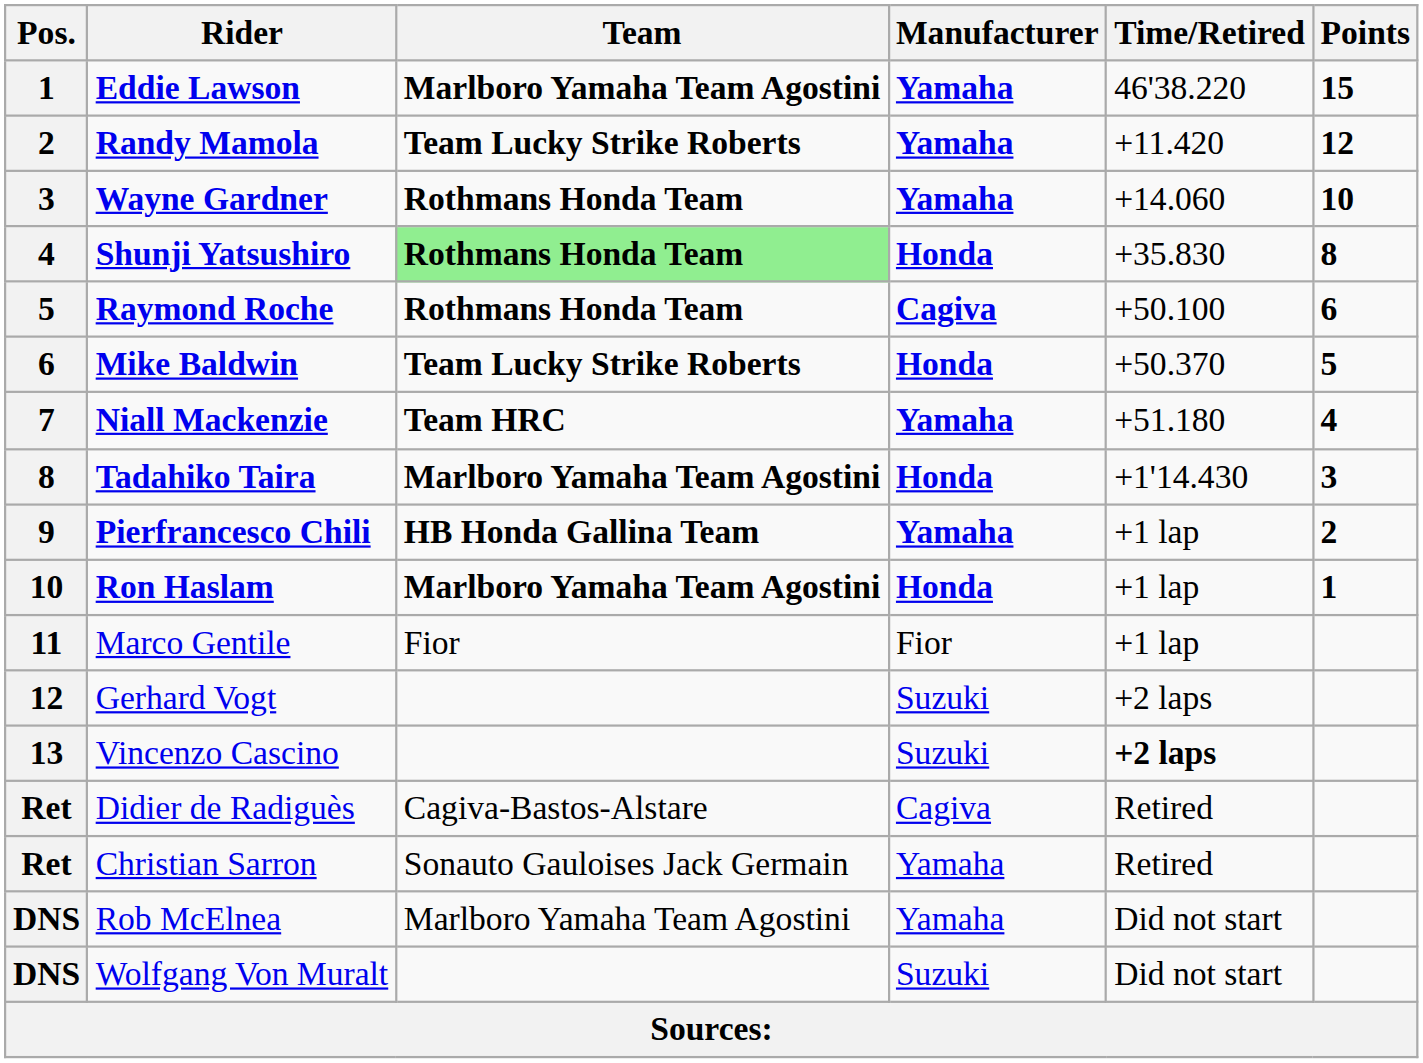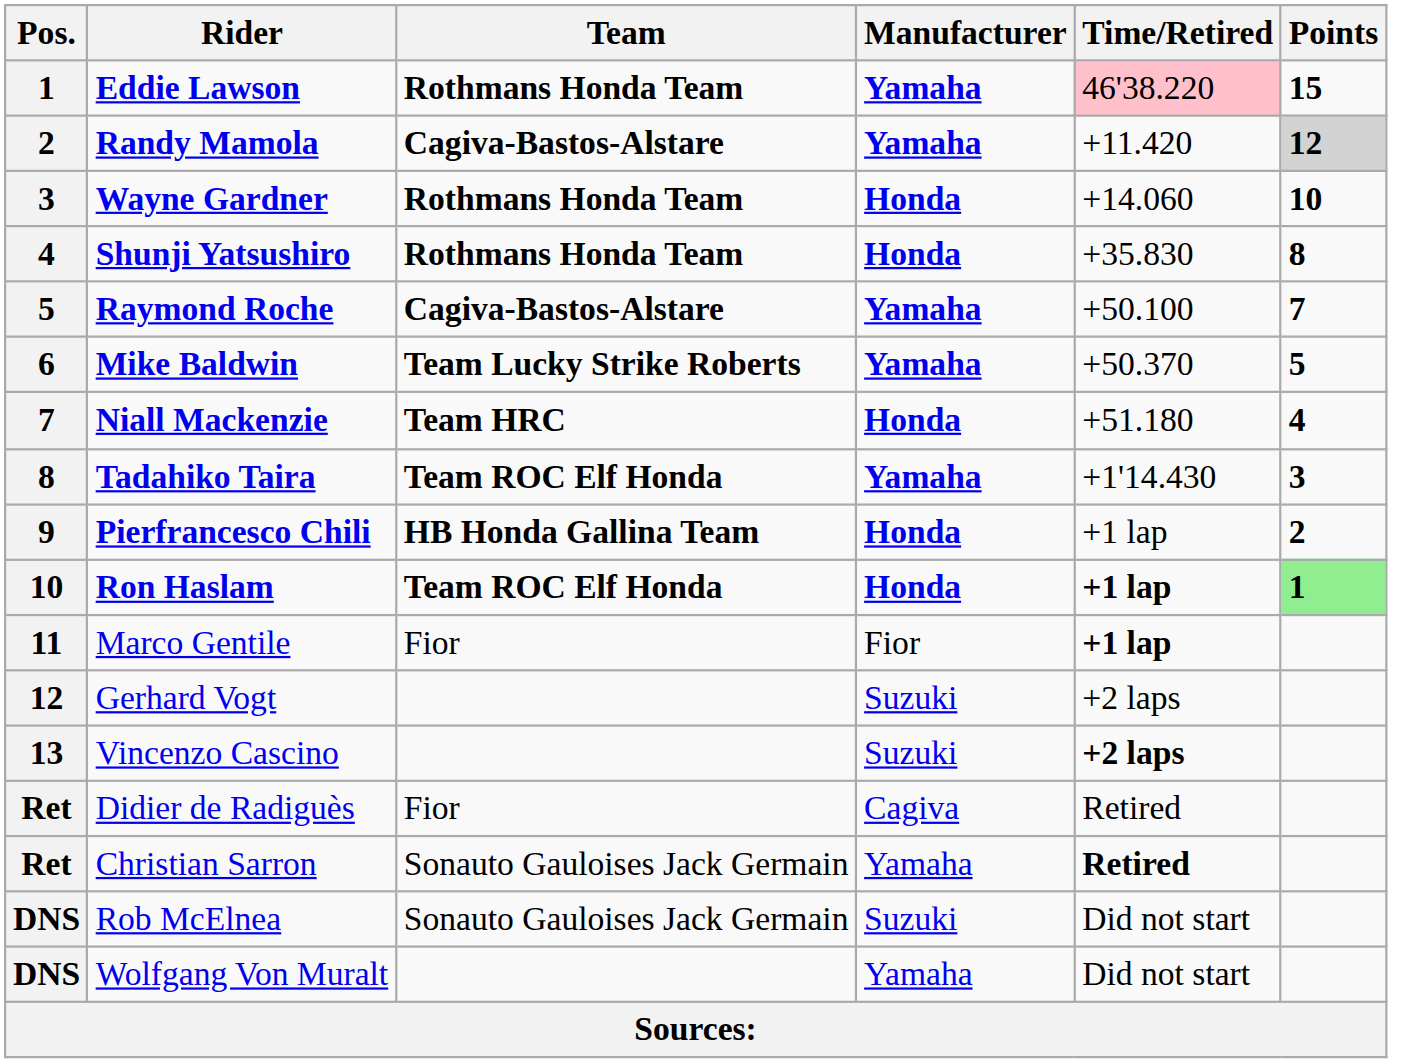(642, 87) Marlboro Yamaha Team Agostini -> (574, 87) Rothmans Honda Team
(1180, 87) no background -> (1148, 87) pink background
(602, 143) Team Lucky Strike Roberts -> (564, 143) Cagiva-Bastos-Alstare
(1337, 143) no background -> (1305, 143) lightgrey background
(955, 198) Yamaha -> (913, 198) Honda
(574, 253) lightgreen background -> (574, 253) no background
(574, 309) Rothmans Honda Team -> (564, 309) Cagiva-Bastos-Alstare
(946, 309) Cagiva -> (923, 309) Yamaha
(1329, 309) 6 -> (1297, 309) 7
(944, 364) Honda -> (923, 364) Yamaha
(955, 420) Yamaha -> (913, 420) Honda
(642, 475) Marlboro Yamaha Team Agostini -> (563, 475) Team ROC Elf Honda
(944, 475) Honda -> (923, 475) Yamaha
(955, 530) Yamaha -> (913, 530) Honda
(642, 586) Marlboro Yamaha Team Agostini -> (563, 586) Team ROC Elf Honda
(1157, 586) normal -> (1127, 586) bold
(1329, 586) no background -> (1297, 586) lightgreen background
(1157, 641) normal -> (1127, 641) bold
(556, 807) Cagiva-Bastos-Alstare -> (432, 807) Fior
(1164, 863) normal -> (1136, 863) bold
(627, 918) Marlboro Yamaha Team Agostini -> (626, 918) Sonauto Gauloises Jack Germain
(950, 918) Yamaha -> (911, 918) Suzuki
(943, 973) Suzuki -> (918, 973) Yamaha
